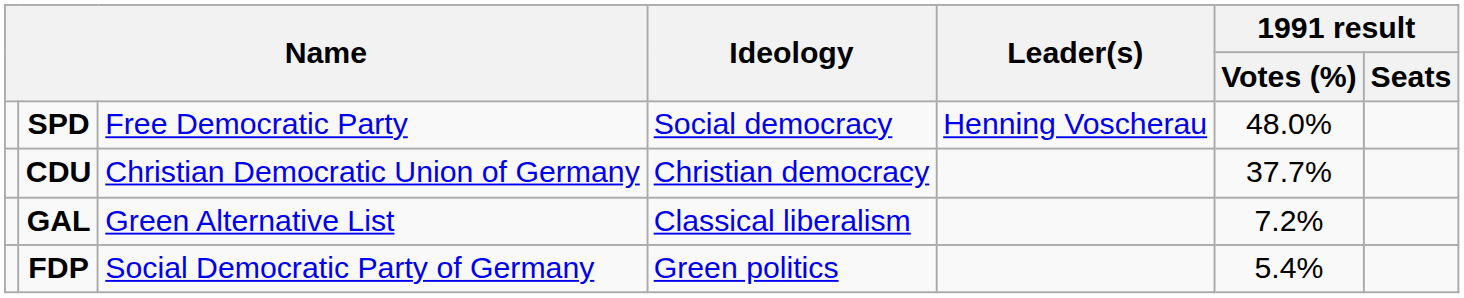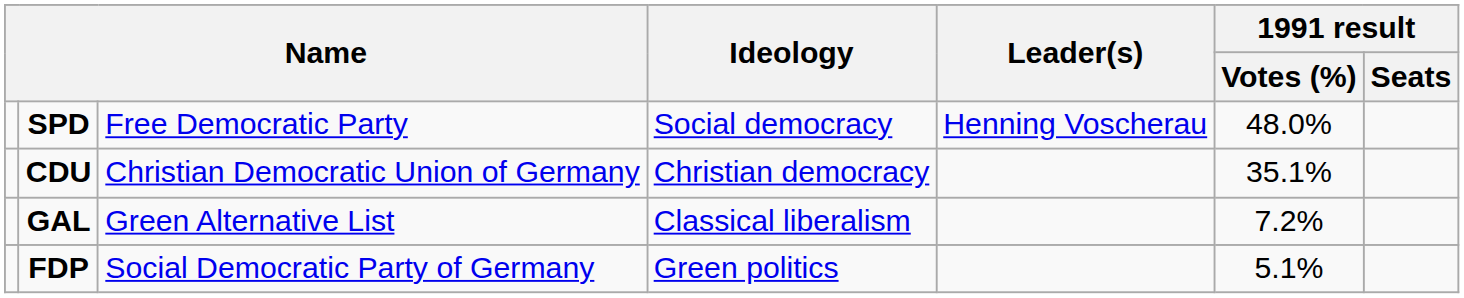(1289, 172) 37.7% -> (1289, 172) 35.1%
(1289, 268) 5.4% -> (1289, 268) 5.1%
